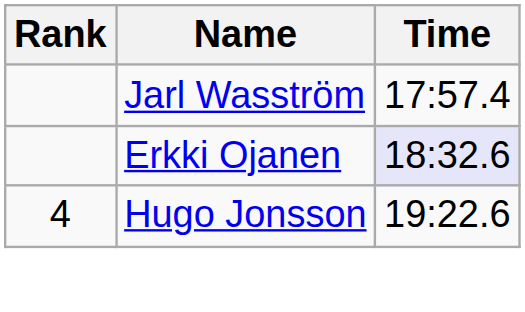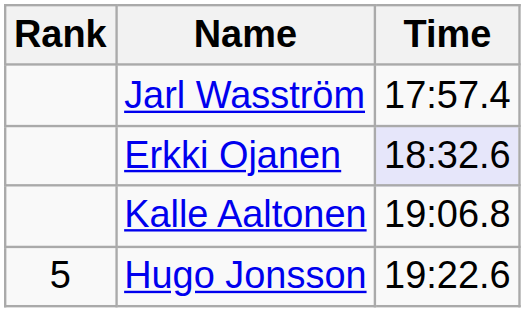+ row: (245, 214)
(60, 214) 4 -> (60, 275) 5
